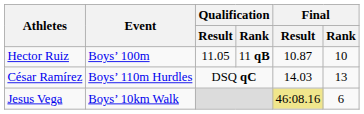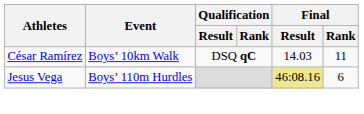- row: (38, 57)
(140, 78) Boys’ 110m Hurdles -> (134, 57) Boys’ 10km Walk
(341, 78) 13 -> (341, 57) 11
(134, 98) Boys’ 10km Walk -> (140, 78) Boys’ 110m Hurdles
